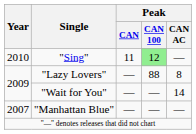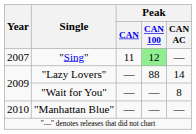(18, 57) 2010 -> (18, 57) 2007
(179, 74) 8 -> (179, 74) 14
(179, 92) 14 -> (179, 92) 8
(18, 109) 2007 -> (18, 109) 2010
